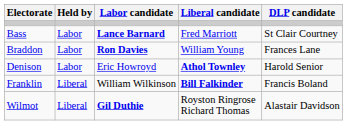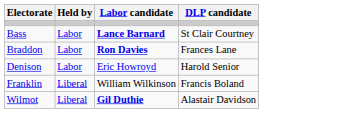- column: (220, 12)
